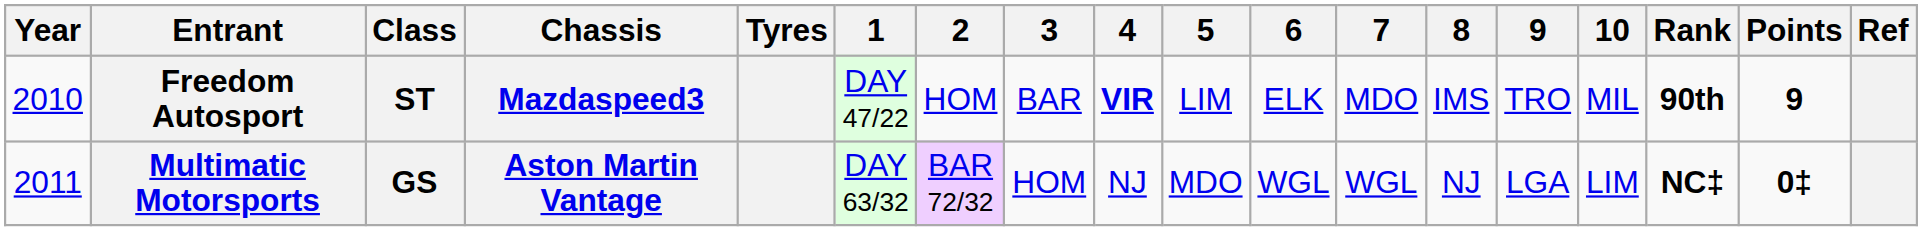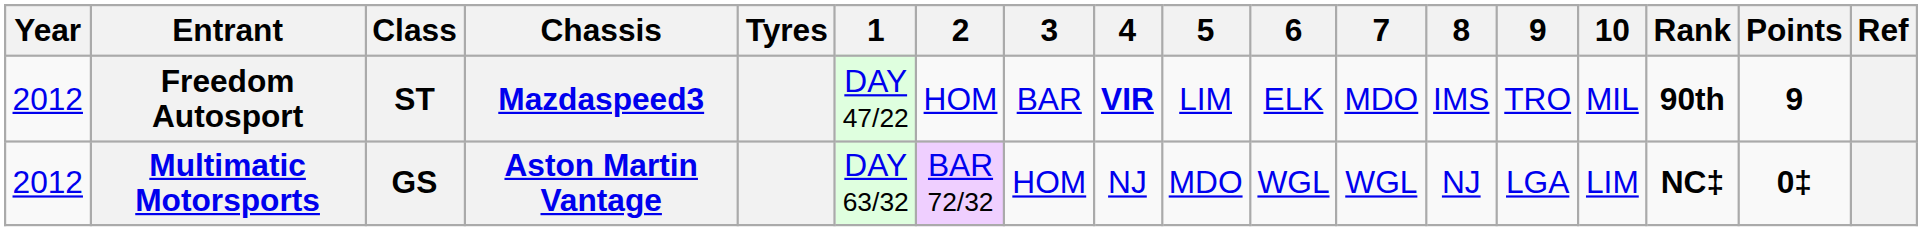(48, 98) 2010 -> (48, 98) 2012
(48, 183) 2011 -> (48, 183) 2012
